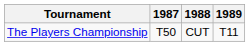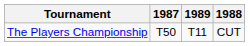columns swapped: (197, 14) <-> (229, 14)
